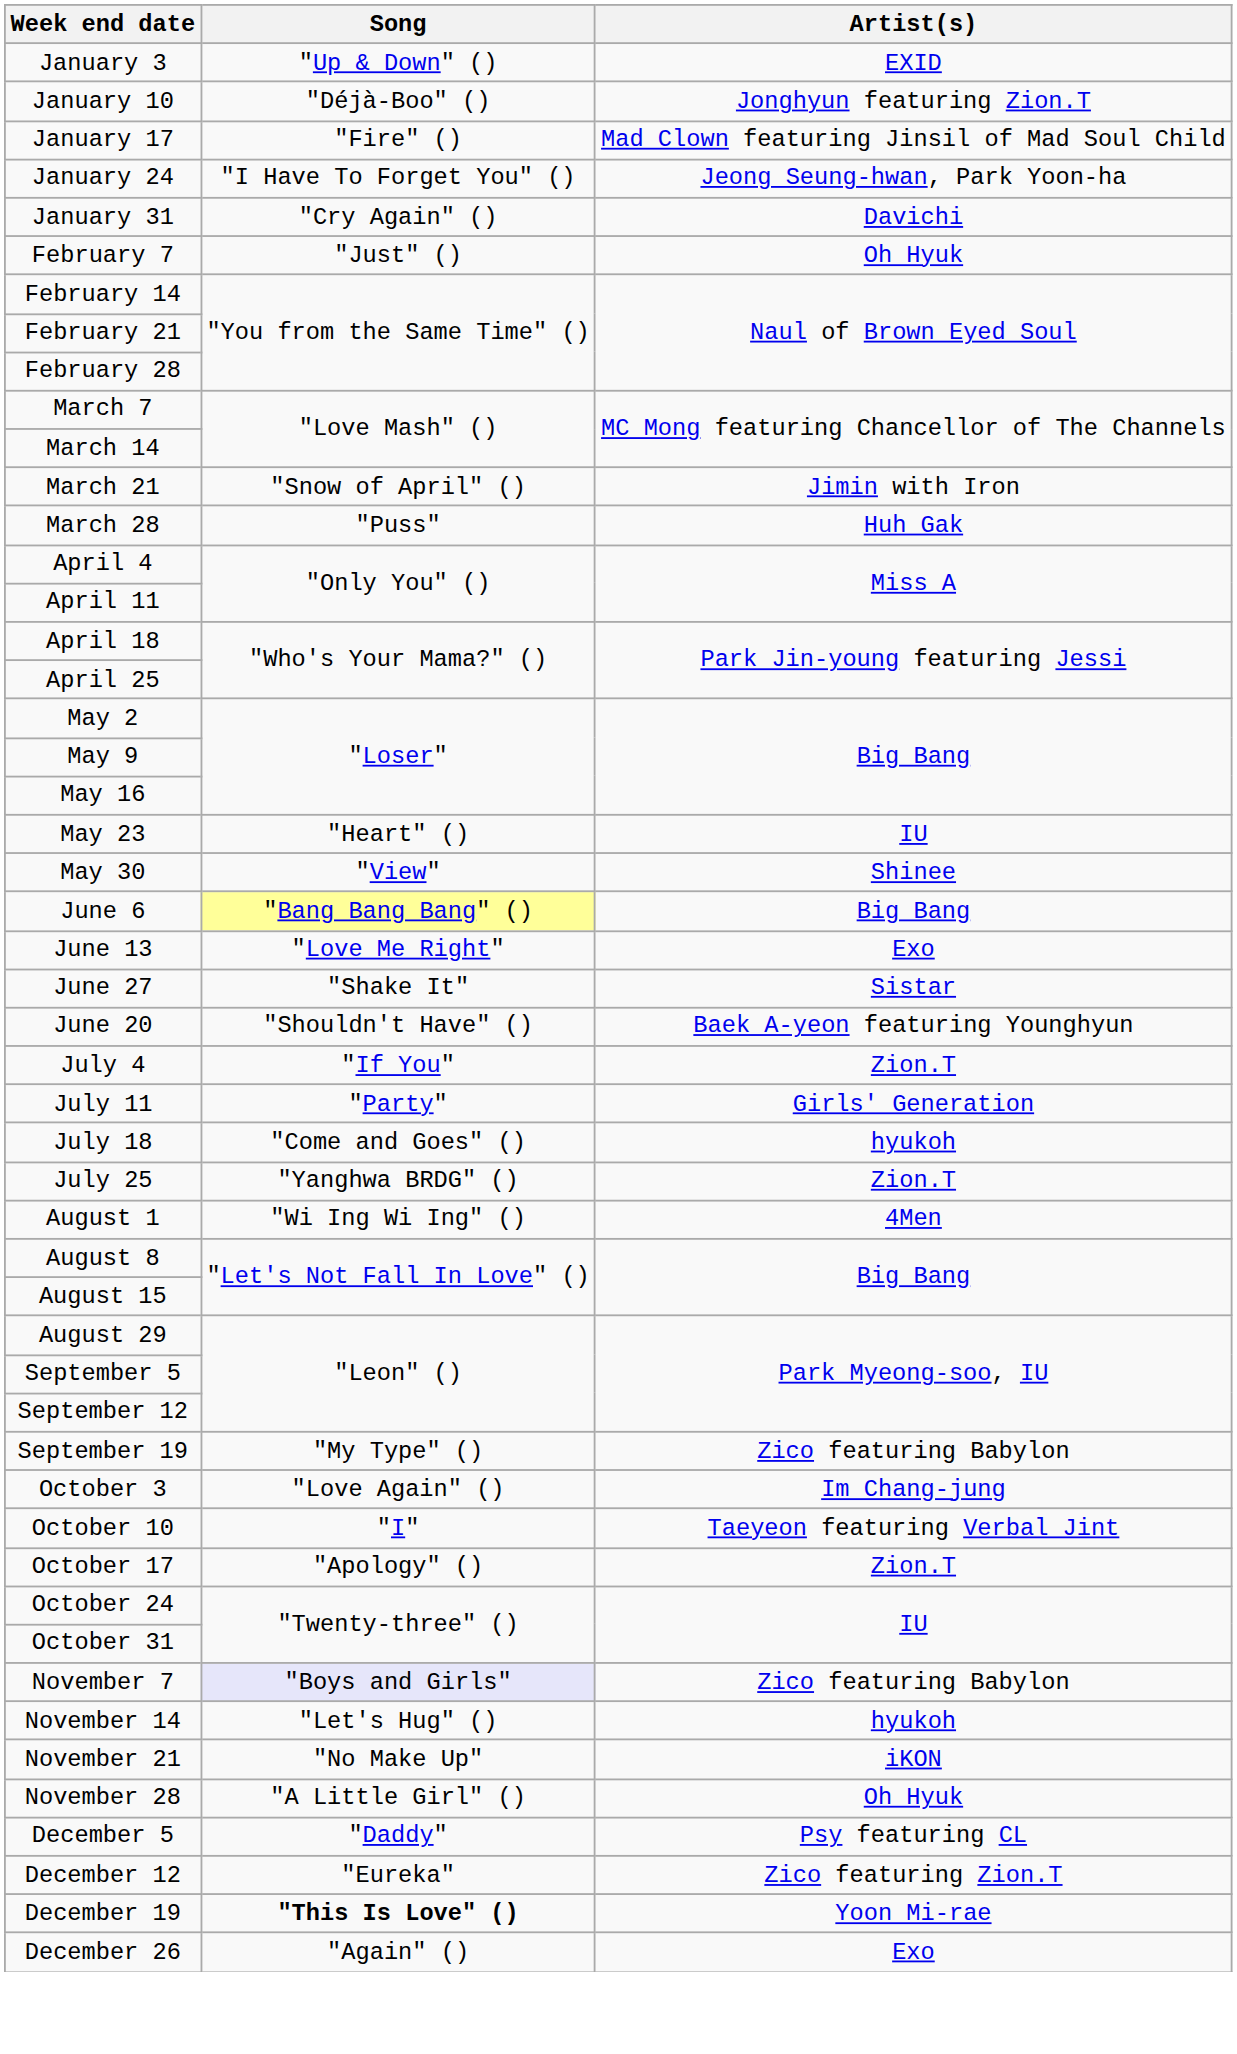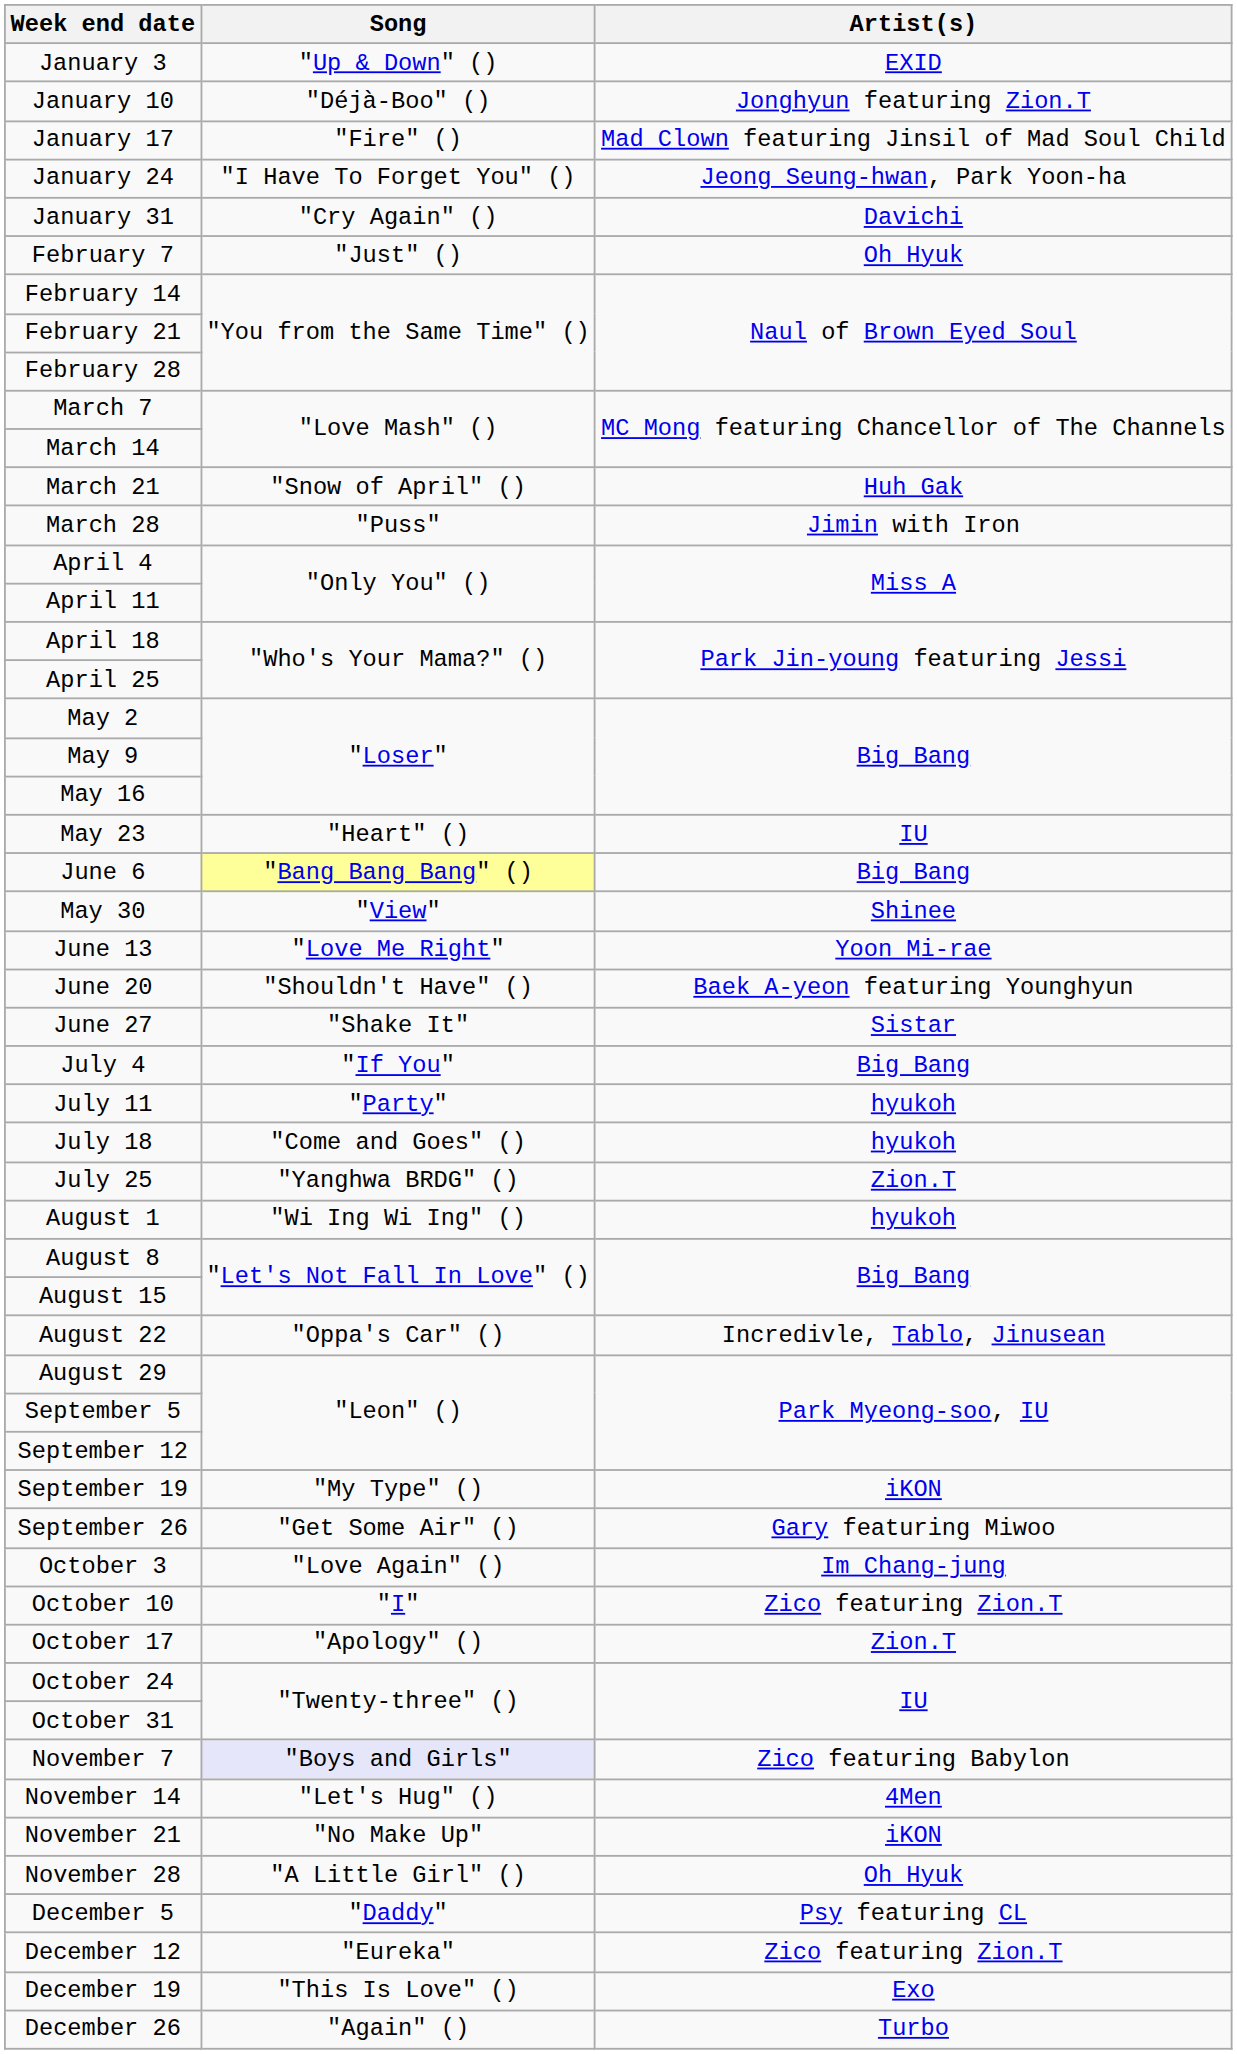(913, 487) Jimin with Iron -> (913, 487) Huh Gak
(913, 525) Huh Gak -> (913, 525) Jimin with Iron
rows swapped: (103, 873) <-> (103, 911)
(913, 950) Exo -> (913, 950) Yoon Mi-rae
rows swapped: (103, 1027) <-> (103, 988)
(913, 1065) Zion.T -> (913, 1065) Big Bang
(913, 1104) Girls' Generation -> (913, 1104) hyukoh
(913, 1220) 4Men -> (913, 1220) hyukoh
+ row: (103, 1335)
(913, 1451) Zico featuring Babylon -> (913, 1490) iKON
+ row: (103, 1528)
(913, 1528) Taeyeon featuring Verbal Jint -> (913, 1605) Zico featuring Zion.T
(913, 1721) hyukoh -> (913, 1798) 4Men
(398, 1914) bold -> (398, 1991) normal
(913, 1914) Yoon Mi-rae -> (913, 1991) Exo
(913, 1952) Exo -> (913, 2029) Turbo
